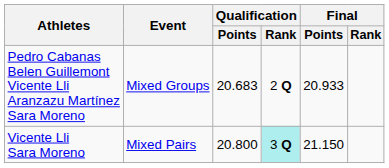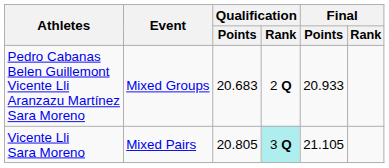(237, 145) 20.800 -> (237, 145) 20.805
(324, 145) 21.150 -> (324, 145) 21.105
